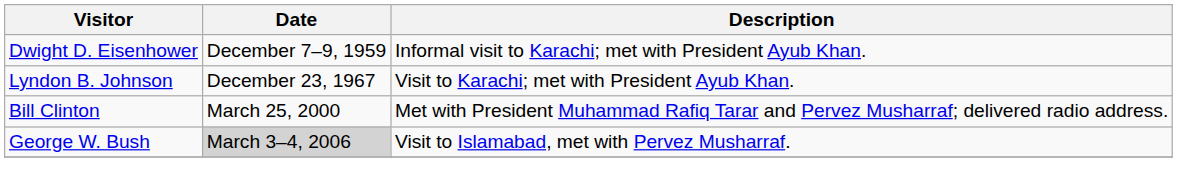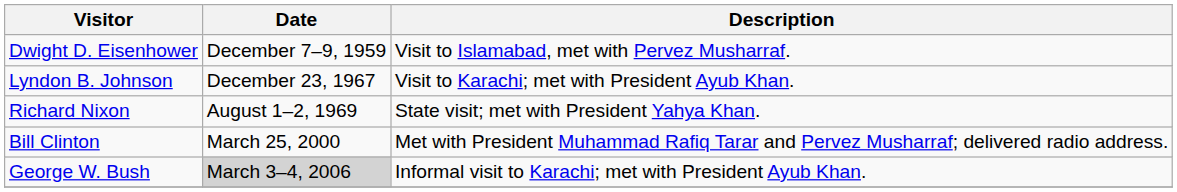(631, 50) Informal visit to Karachi; met with President Ayub Khan. -> (593, 50) Visit to Islamabad, met with Pervez Musharraf.
+ row: (69, 111)
(593, 141) Visit to Islamabad, met with Pervez Musharraf. -> (631, 171) Informal visit to Karachi; met with President Ayub Khan.
